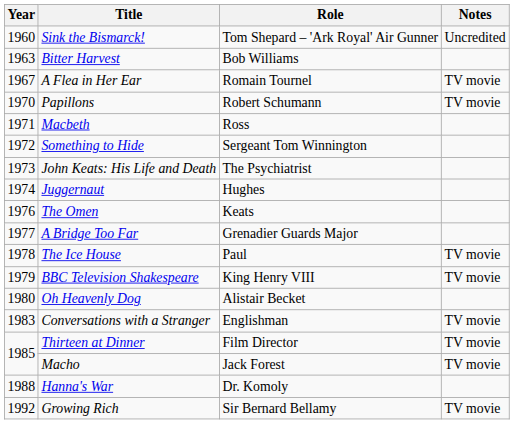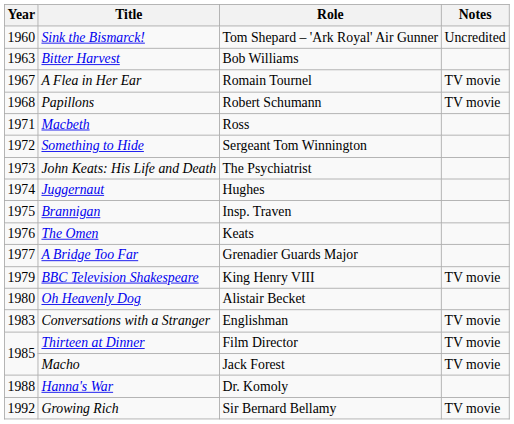(21, 102) 1970 -> (21, 102) 1968
+ row: (71, 211)
- row: (81, 255)
